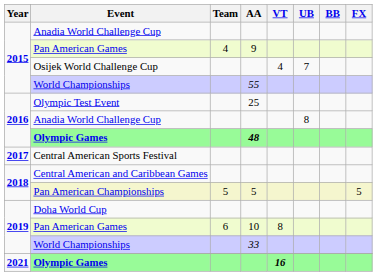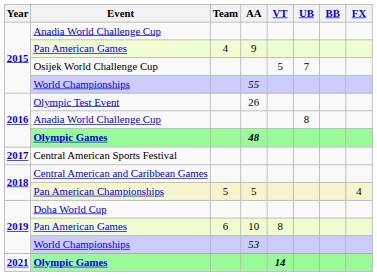(280, 66) 4 -> (280, 66) 5
(254, 102) 25 -> (254, 102) 26
(359, 191) 5 -> (359, 191) 4
(254, 244) 33 -> (254, 244) 53
(280, 262) 16 -> (280, 262) 14
